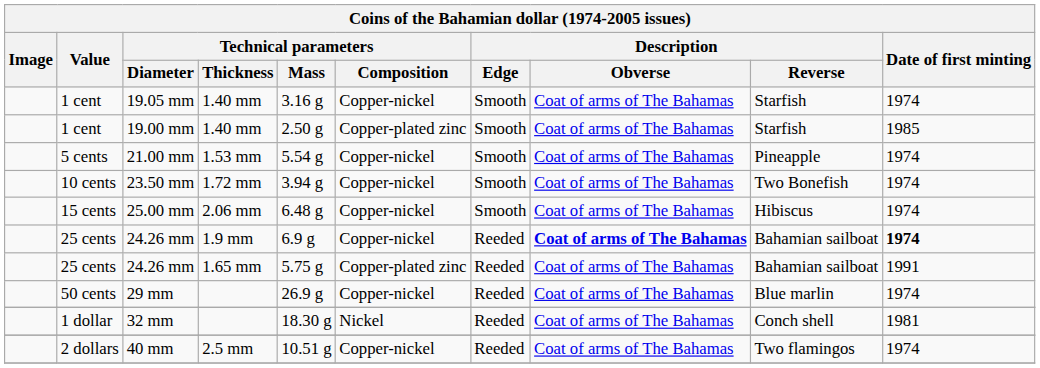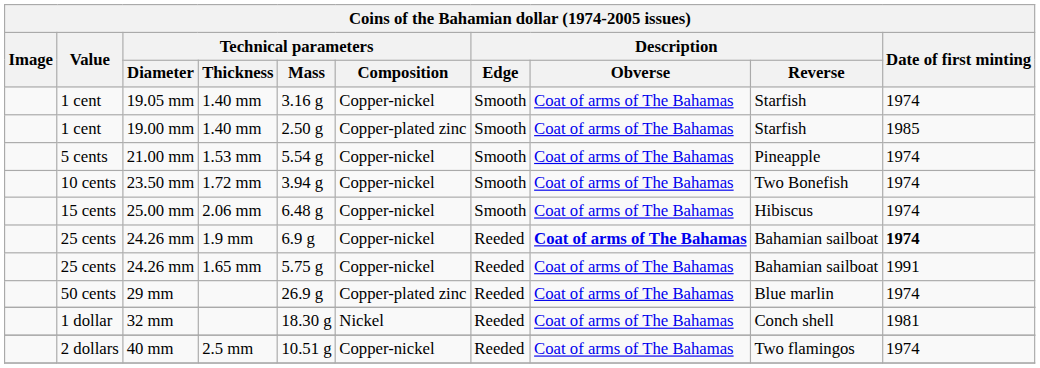(403, 266) Copper-plated zinc -> (387, 266) Copper-nickel
(387, 294) Copper-nickel -> (403, 294) Copper-plated zinc
